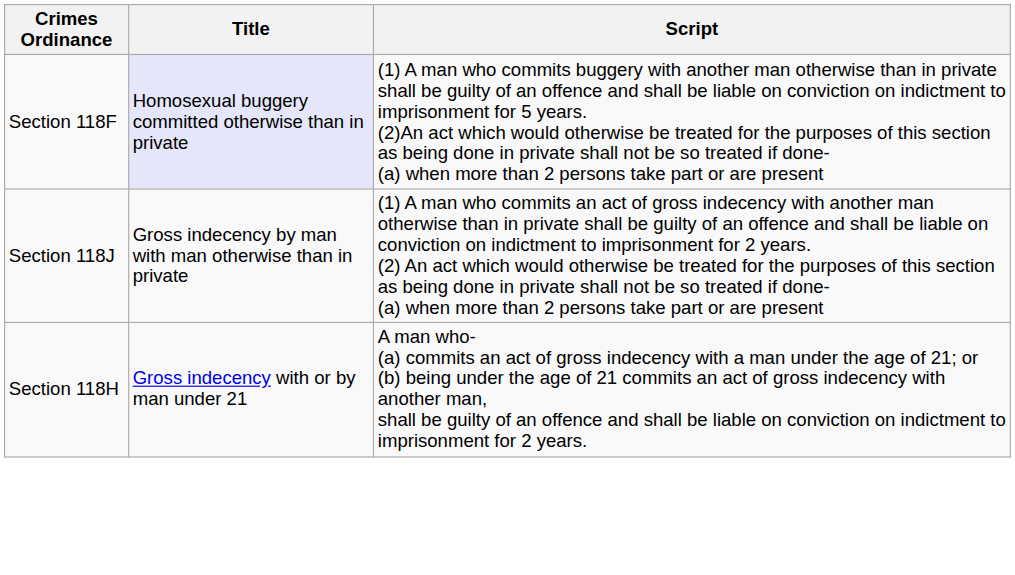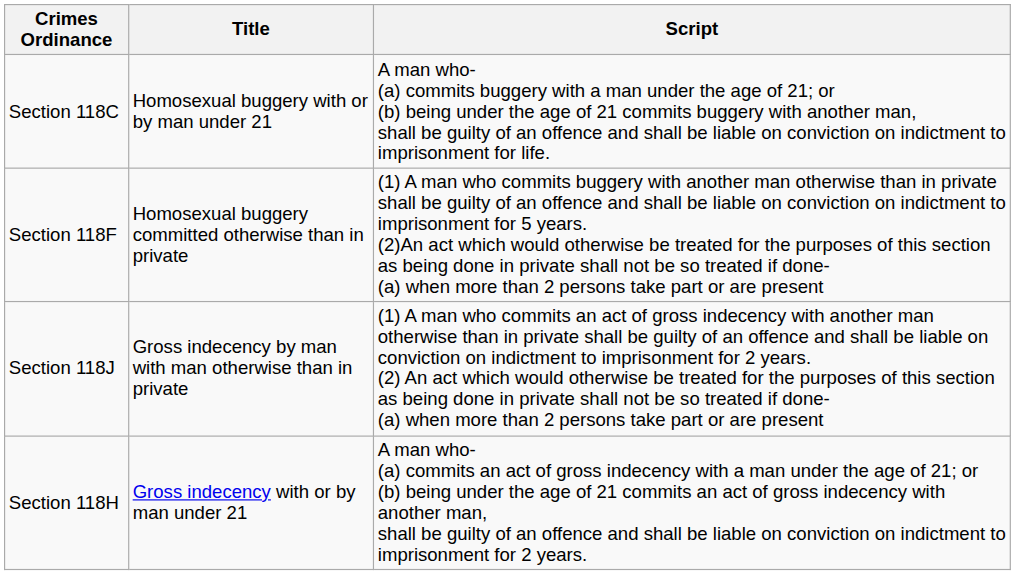+ row: (64, 111)
(248, 121) lavender background -> (248, 234) no background
